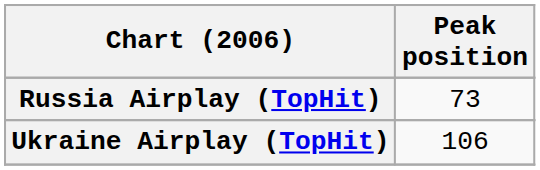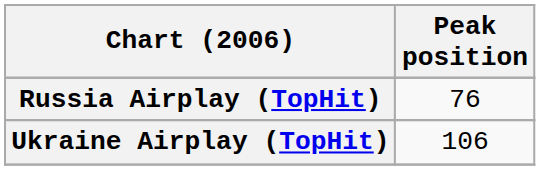(465, 100) 73 -> (465, 100) 76
